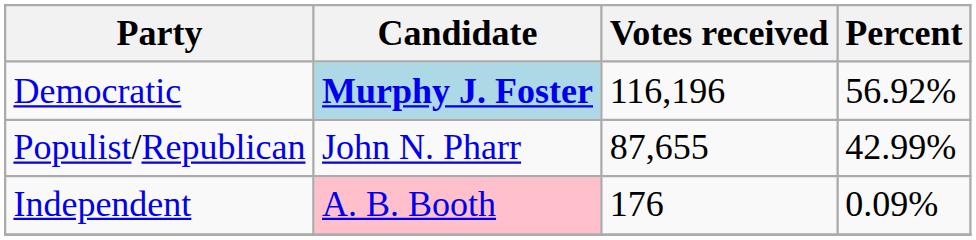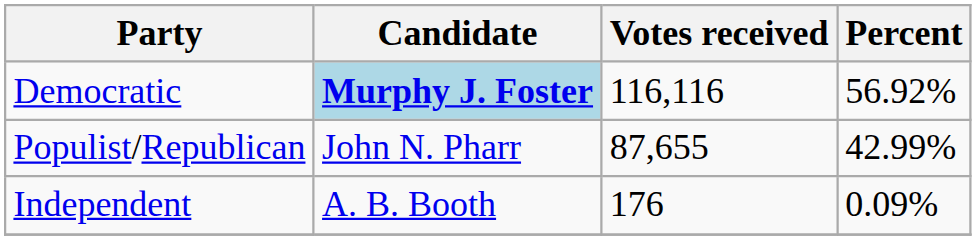(667, 90) 116,196 -> (667, 90) 116,116
(409, 204) pink background -> (409, 204) no background
